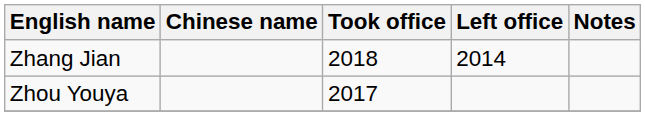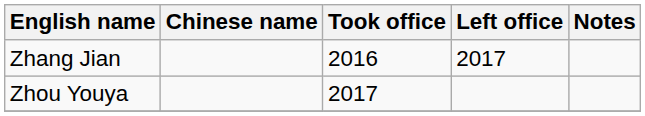(353, 57) 2018 -> (353, 57) 2016
(481, 57) 2014 -> (481, 57) 2017
